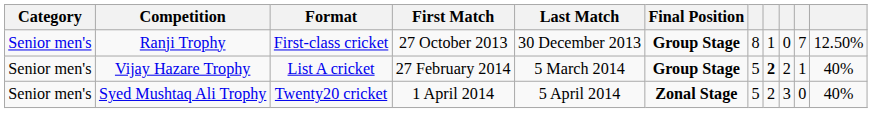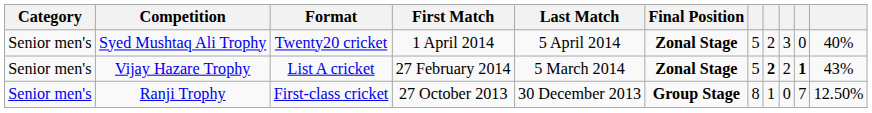rows swapped: (183, 42) <-> (183, 94)
(696, 68) Group Stage -> (696, 68) Zonal Stage
(802, 68) normal -> (802, 68) bold
(839, 68) 40% -> (839, 68) 43%
